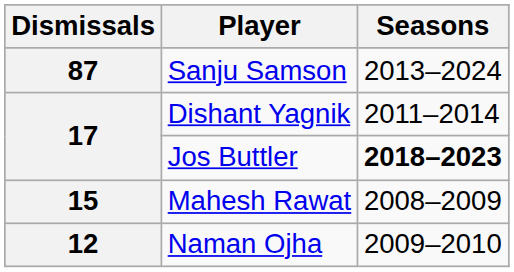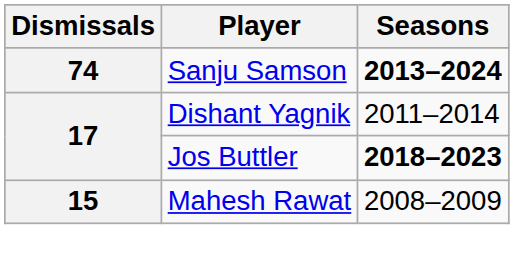(83, 69) 87 -> (83, 69) 74
(433, 69) normal -> (433, 69) bold
- row: (245, 244)
